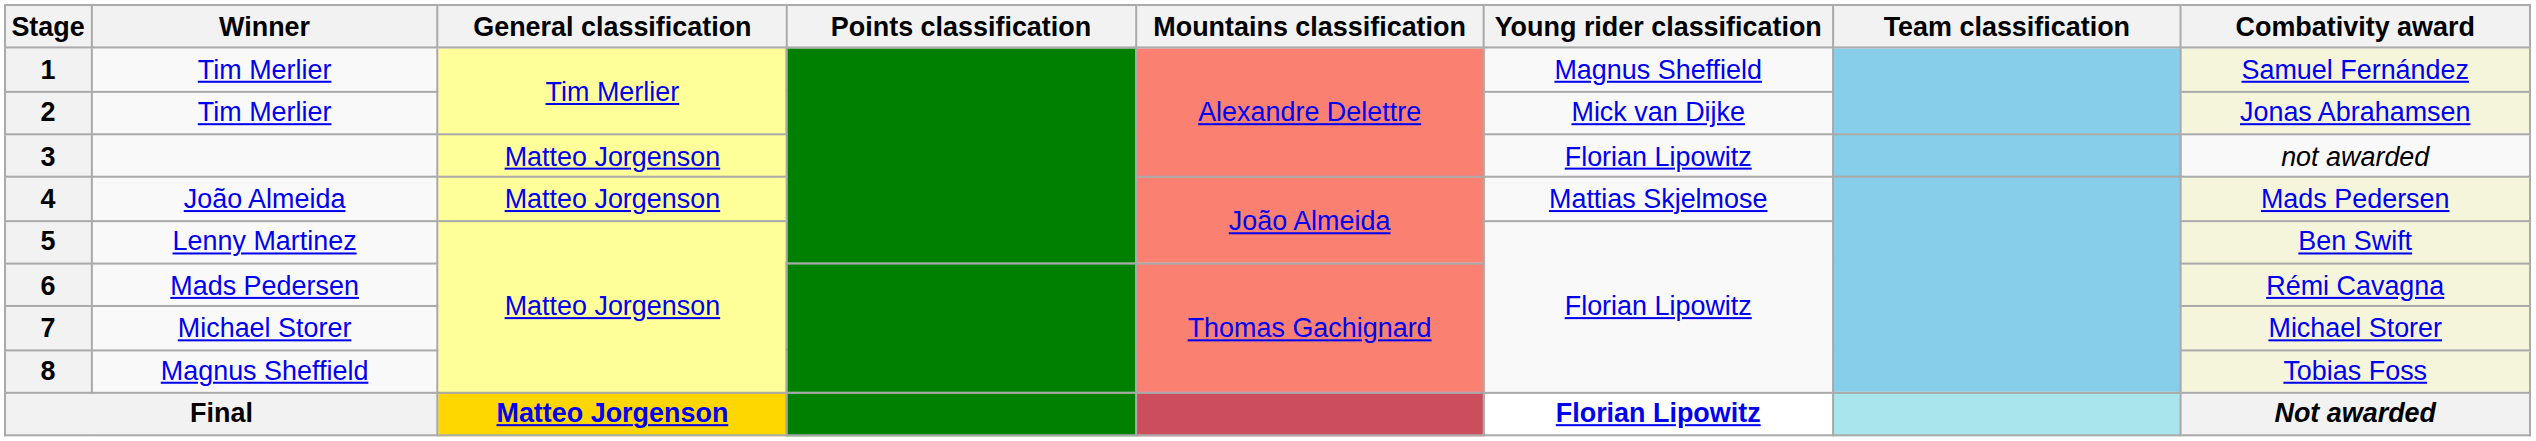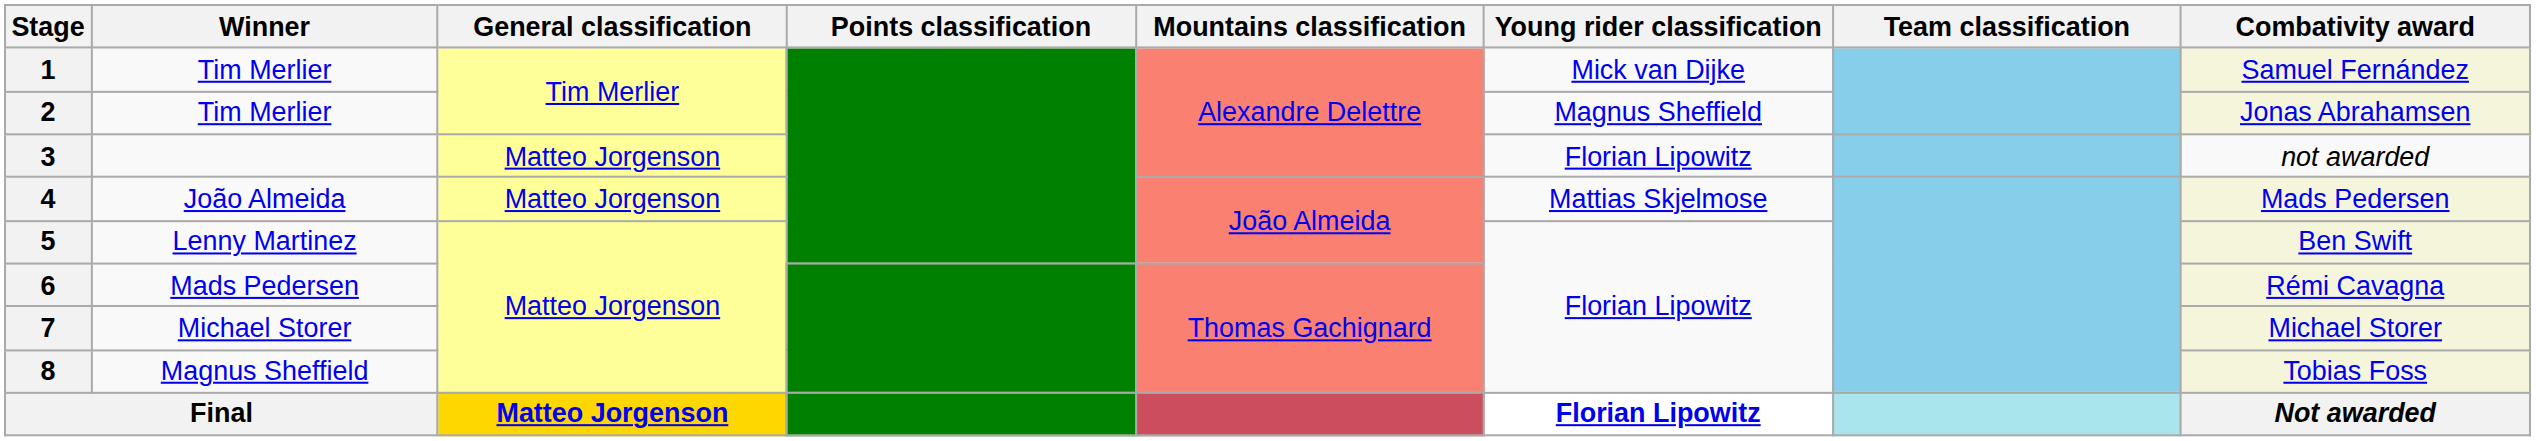(1658, 70) Magnus Sheffield -> (1658, 70) Mick van Dijke
(1658, 113) Mick van Dijke -> (1658, 113) Magnus Sheffield
